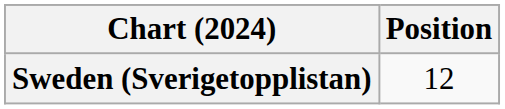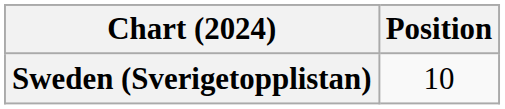(439, 77) 12 -> (439, 77) 10
